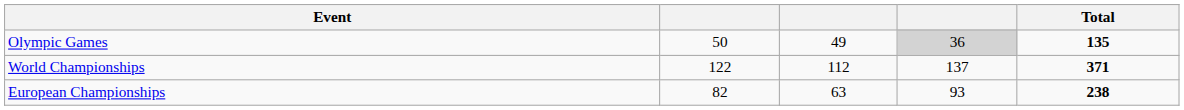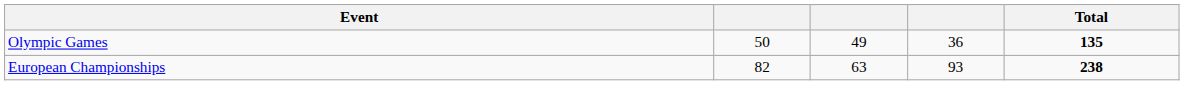(957, 42) lightgrey background -> (956, 42) no background
- row: (76, 67)
